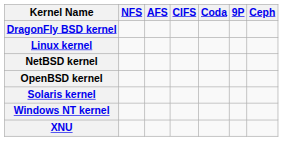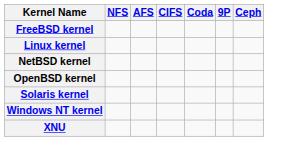- row: (62, 29)
+ row: (55, 29)
